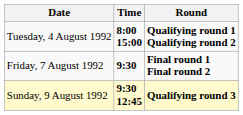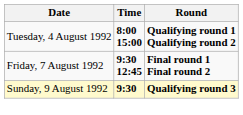(127, 65) 9:30 -> (129, 65) 9:30 12:45
(129, 95) 9:30 12:45 -> (127, 89) 9:30
